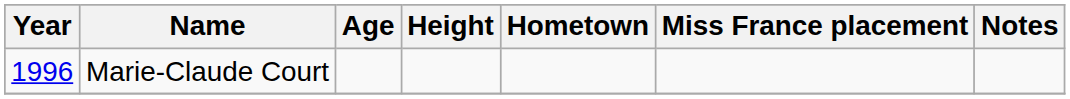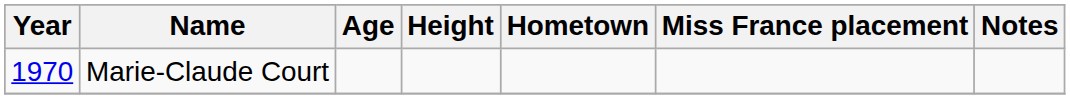(42, 70) 1996 -> (42, 70) 1970
